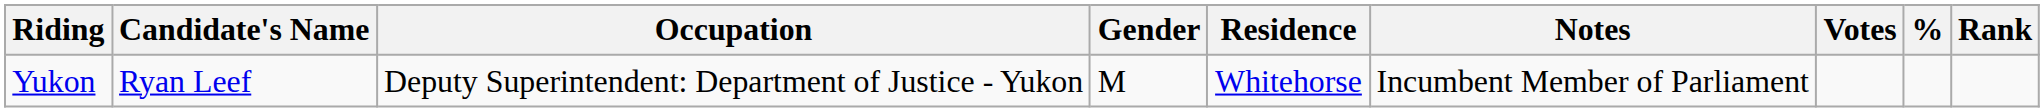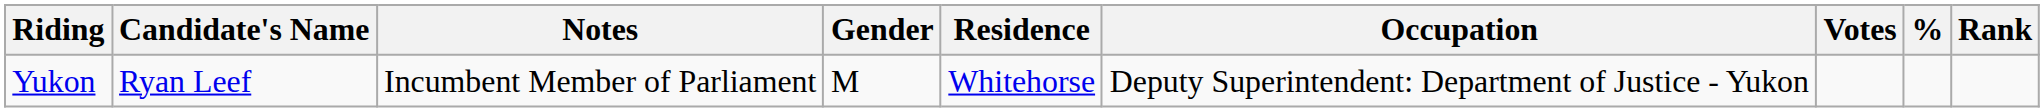columns swapped: (1593, 29) <-> (734, 29)
